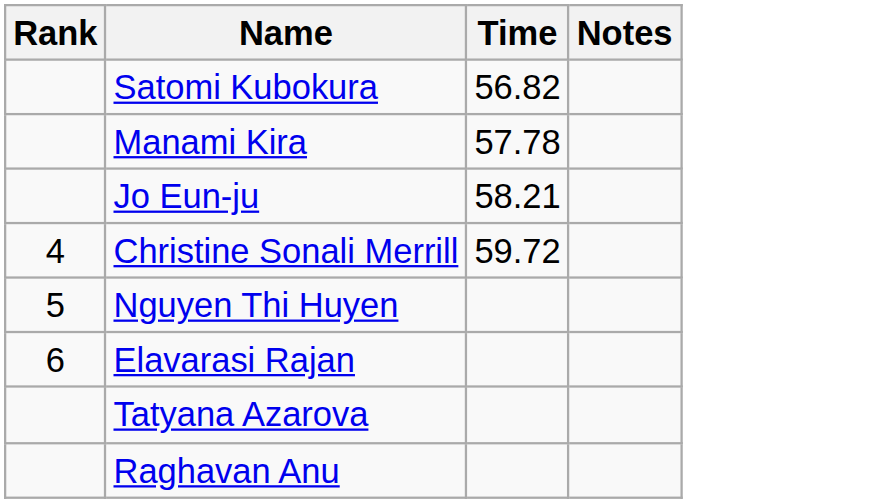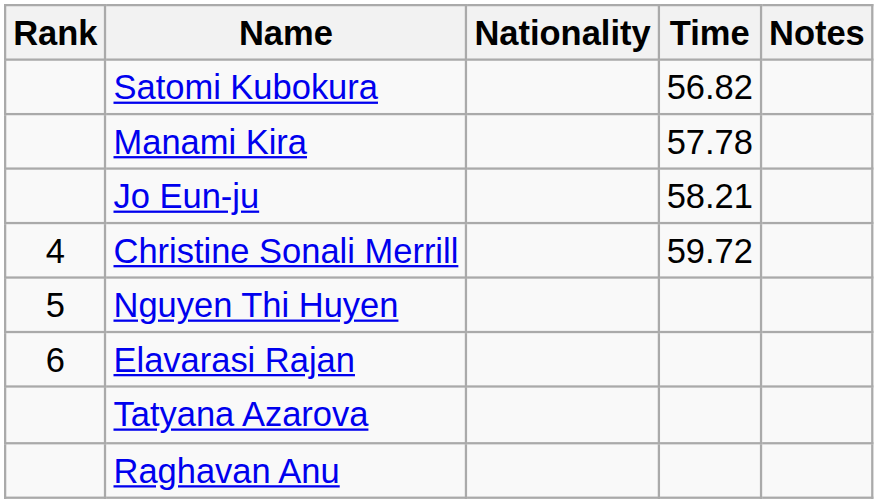+ column: (563, 33)
